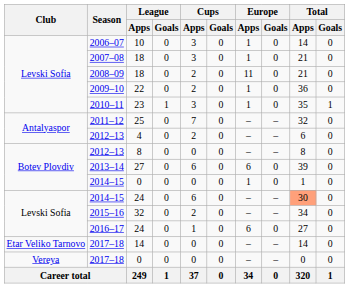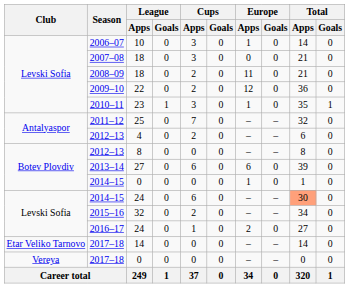(248, 58) 1 -> (248, 58) 0
(248, 89) 1 -> (248, 89) 12
(248, 228) 6 -> (248, 228) 2
